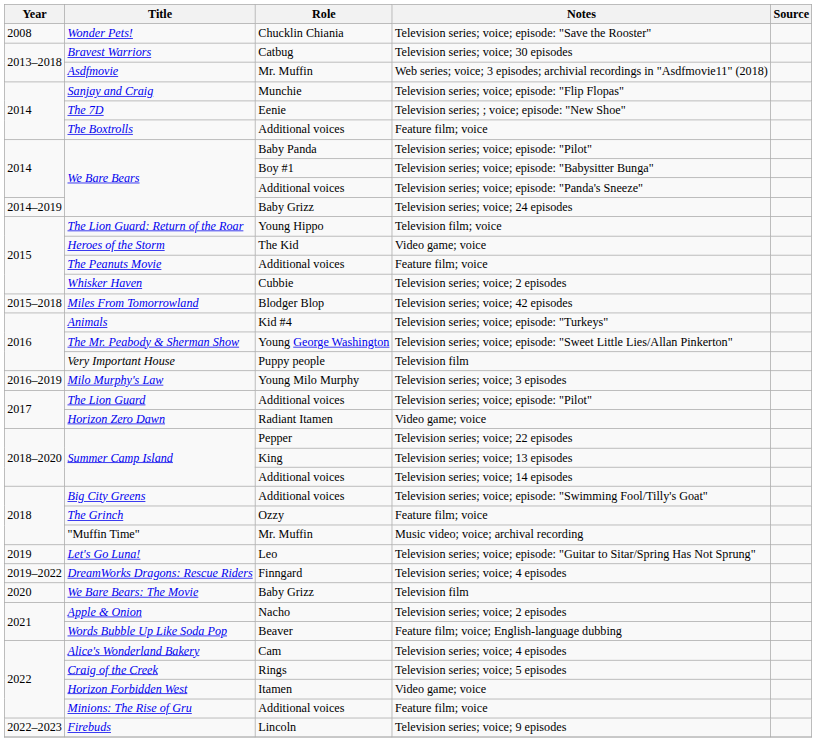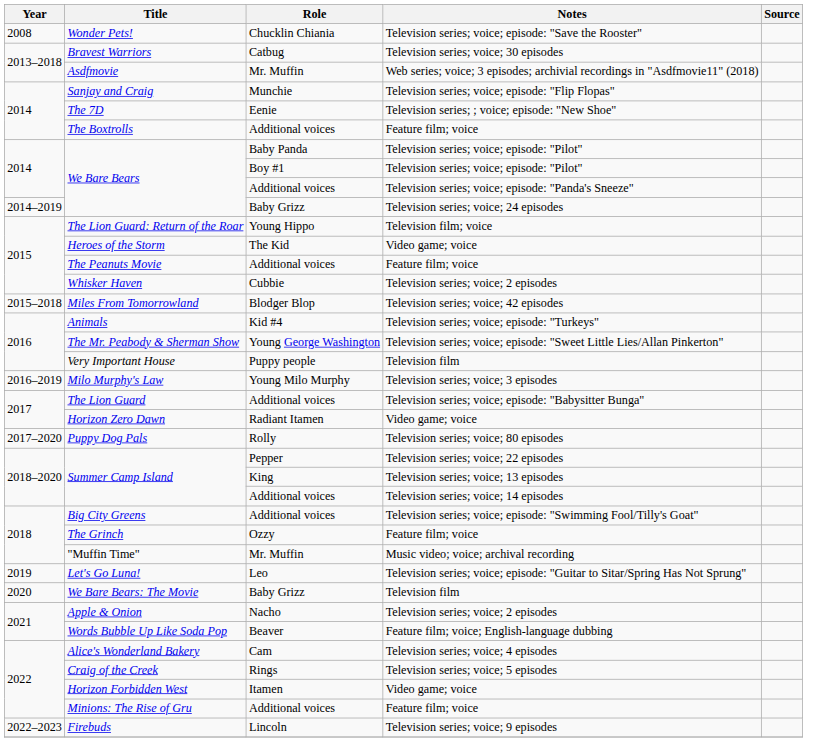(524, 168) Television series; voice; episode: "Babysitter Bunga" -> (484, 168) Television series; voice; episode: "Pilot"
(493, 399) Television series; voice; episode: "Pilot" -> (515, 399) Television series; voice; episode: "Babysitter Bunga"
+ row: (107, 438)
- row: (160, 573)
